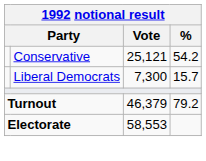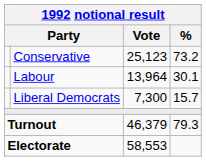(147, 56) 25,121 -> (147, 56) 25,123
(186, 56) 54.2 -> (186, 56) 73.2
+ row: (34, 77)
(186, 104) 79.2 -> (186, 124) 79.3
